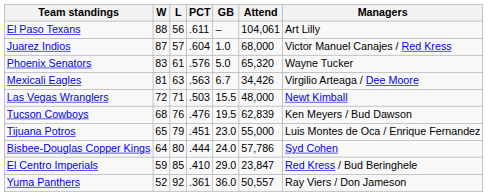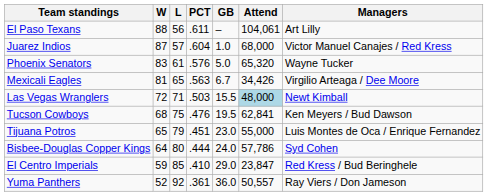(178, 81) 63 -> (178, 81) 65
(258, 98) no background -> (258, 98) lightblue background
(178, 115) 76 -> (178, 115) 75
(258, 115) 62,839 -> (258, 115) 62,841
